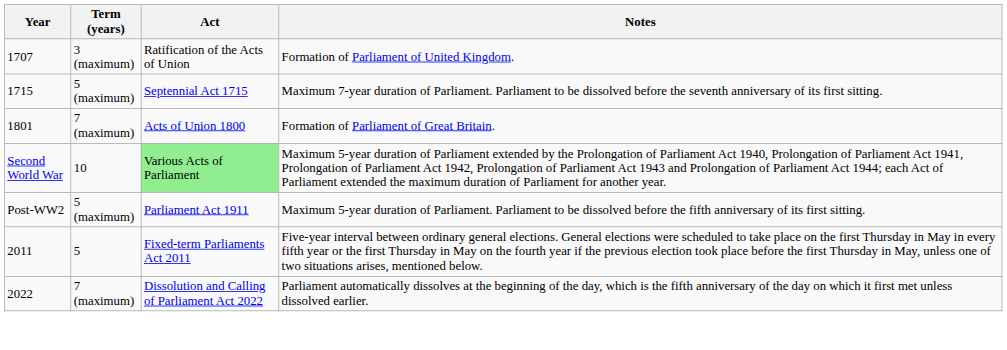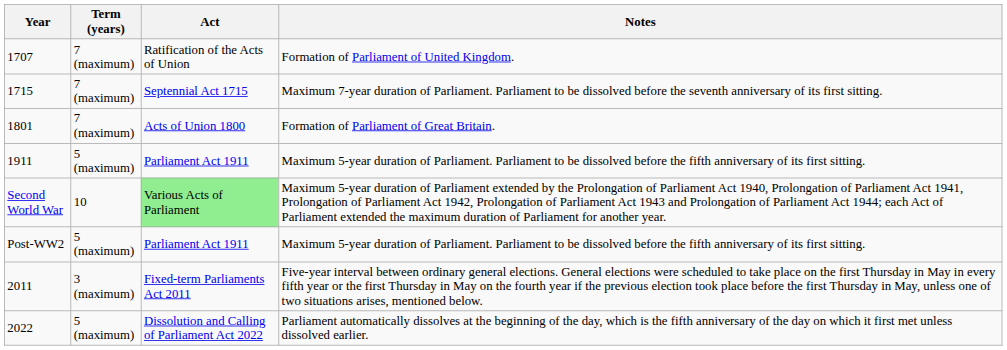(104, 56) 3 (maximum) -> (104, 56) 7 (maximum)
(104, 91) 5 (maximum) -> (104, 91) 7 (maximum)
+ row: (20, 160)
(77, 251) 5 -> (104, 286) 3 (maximum)
(104, 293) 7 (maximum) -> (104, 328) 5 (maximum)
